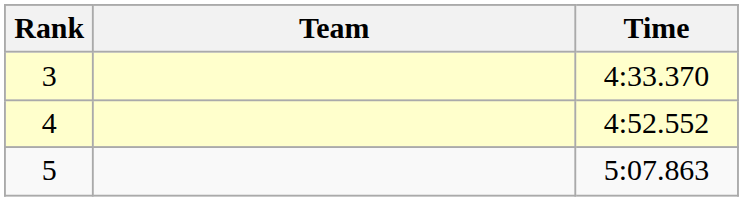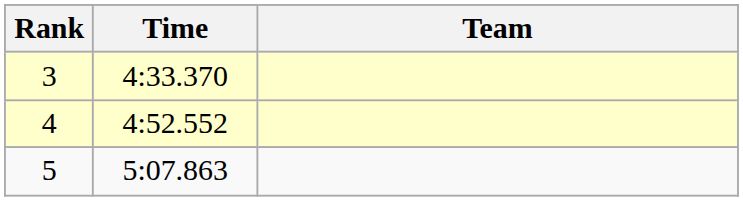columns swapped: (334, 28) <-> (656, 28)
